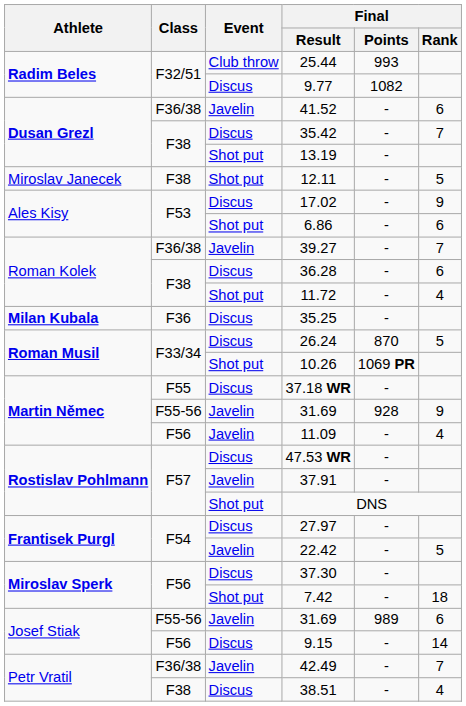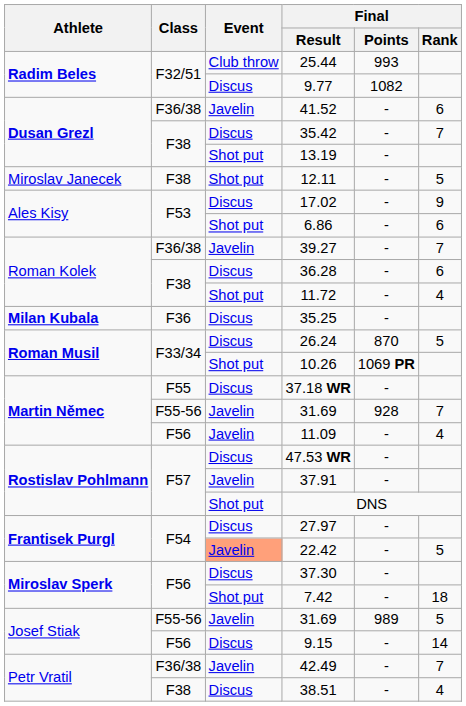(440, 411) 9 -> (440, 411) 7
(231, 550) no background -> (231, 550) lightsalmon background
(440, 620) 6 -> (440, 620) 5
